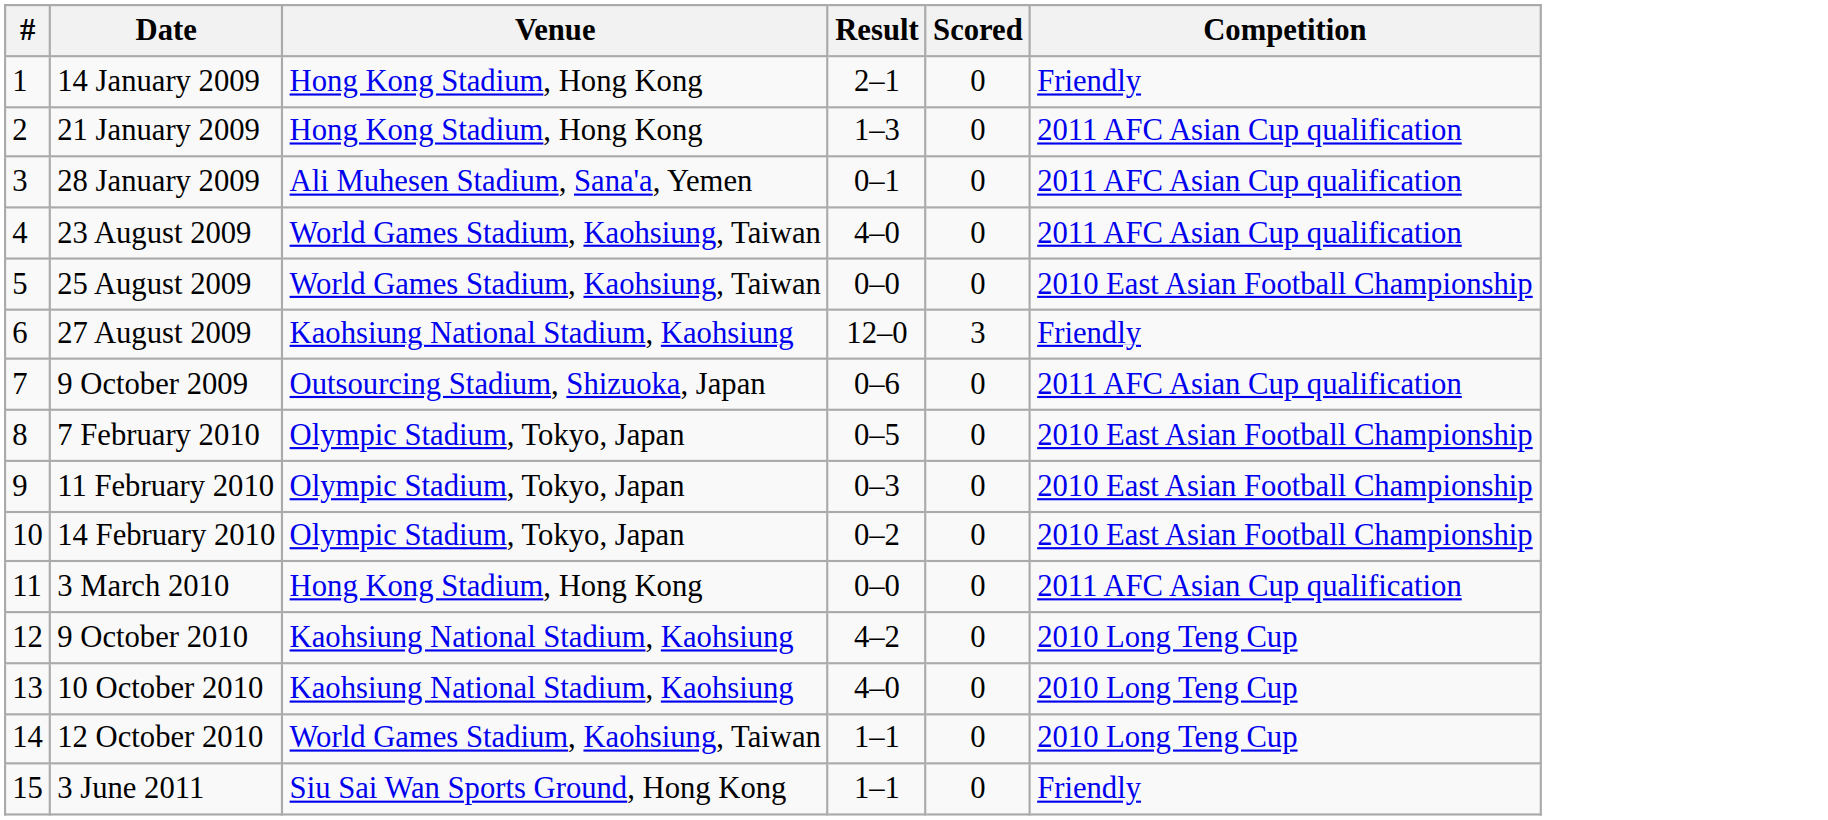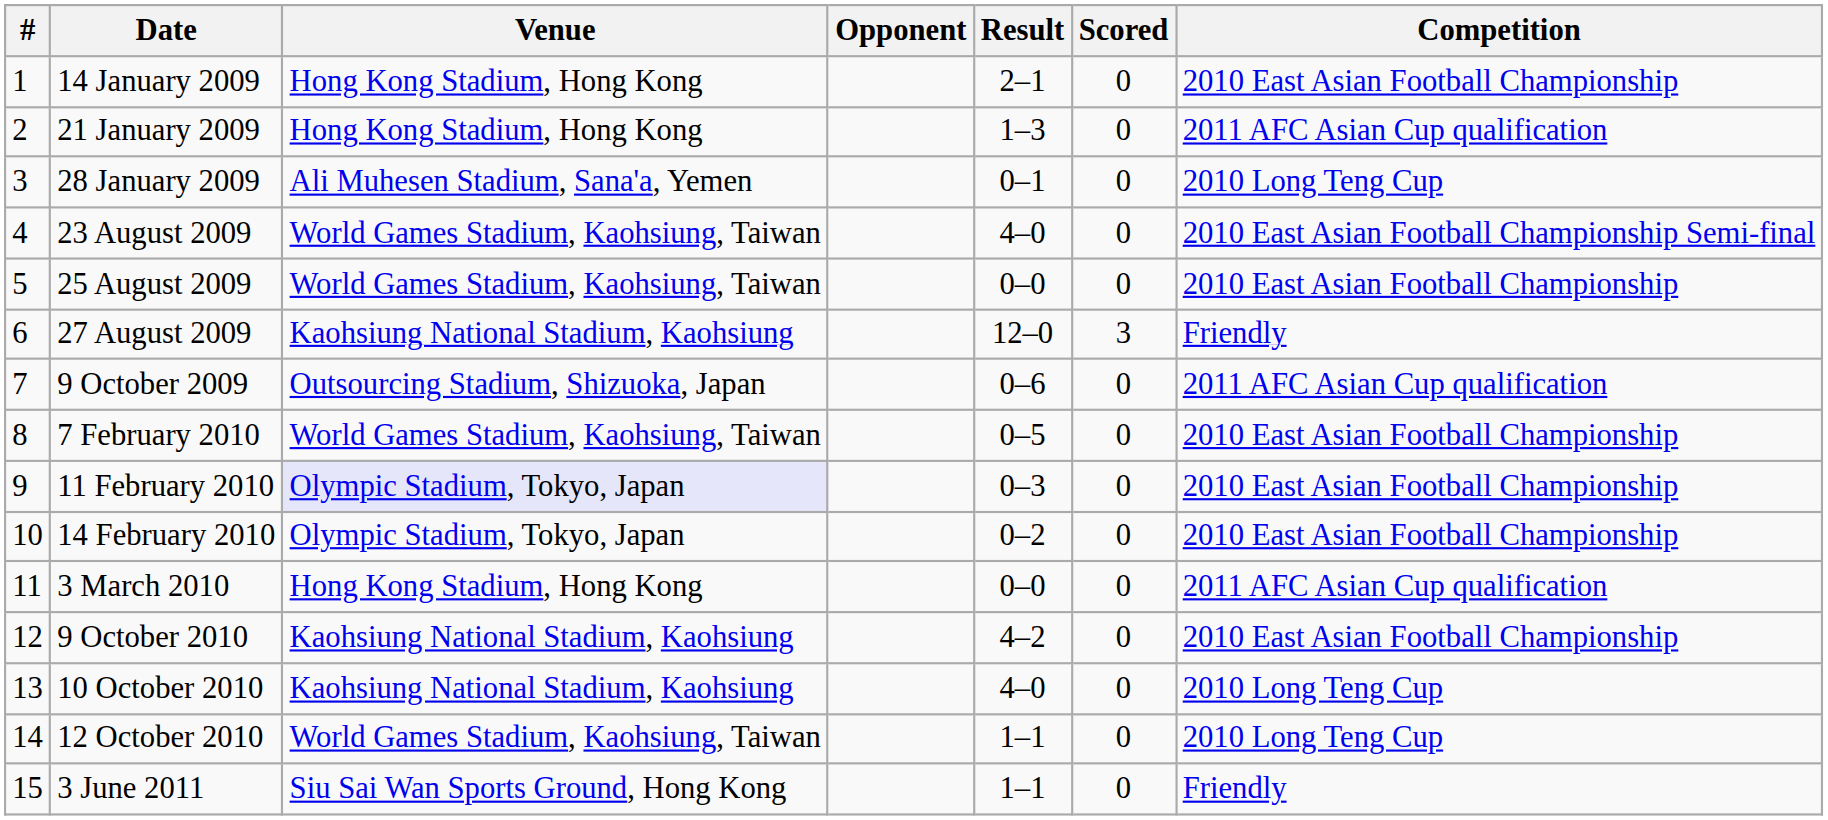+ column: (901, 30)
(1089, 80) Friendly -> (1431, 80) 2010 East Asian Football Championship
(1249, 181) 2011 AFC Asian Cup qualification -> (1313, 181) 2010 Long Teng Cup
(1249, 232) 2011 AFC Asian Cup qualification -> (1499, 232) 2010 East Asian Football Championship Semi-final
(487, 434) Olympic Stadium, Tokyo, Japan -> (555, 434) World Games Stadium, Kaohsiung, Taiwan
(487, 485) no background -> (487, 485) lavender background
(1167, 637) 2010 Long Teng Cup -> (1431, 637) 2010 East Asian Football Championship
